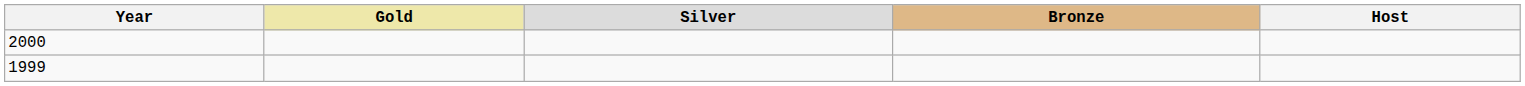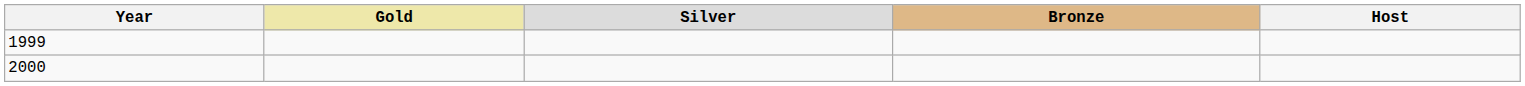rows swapped: (27, 68) <-> (27, 43)
